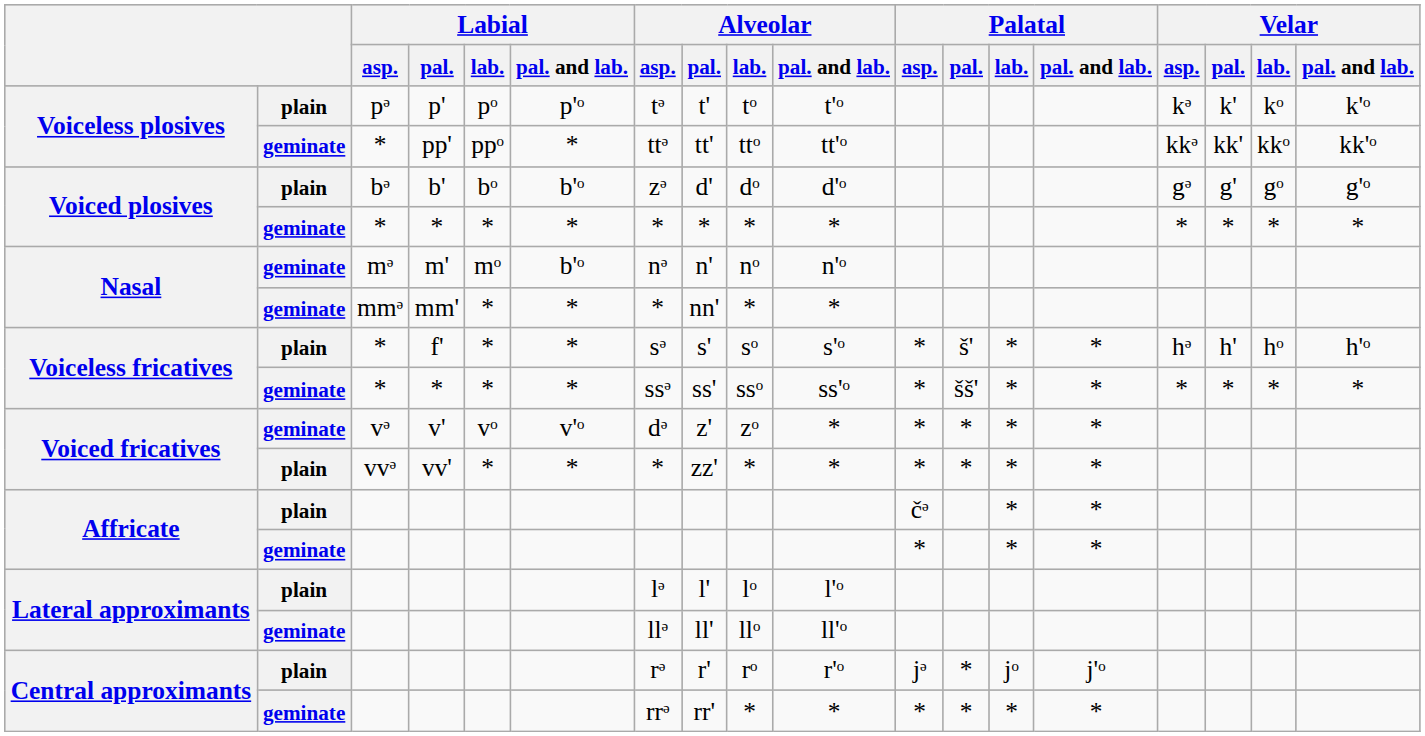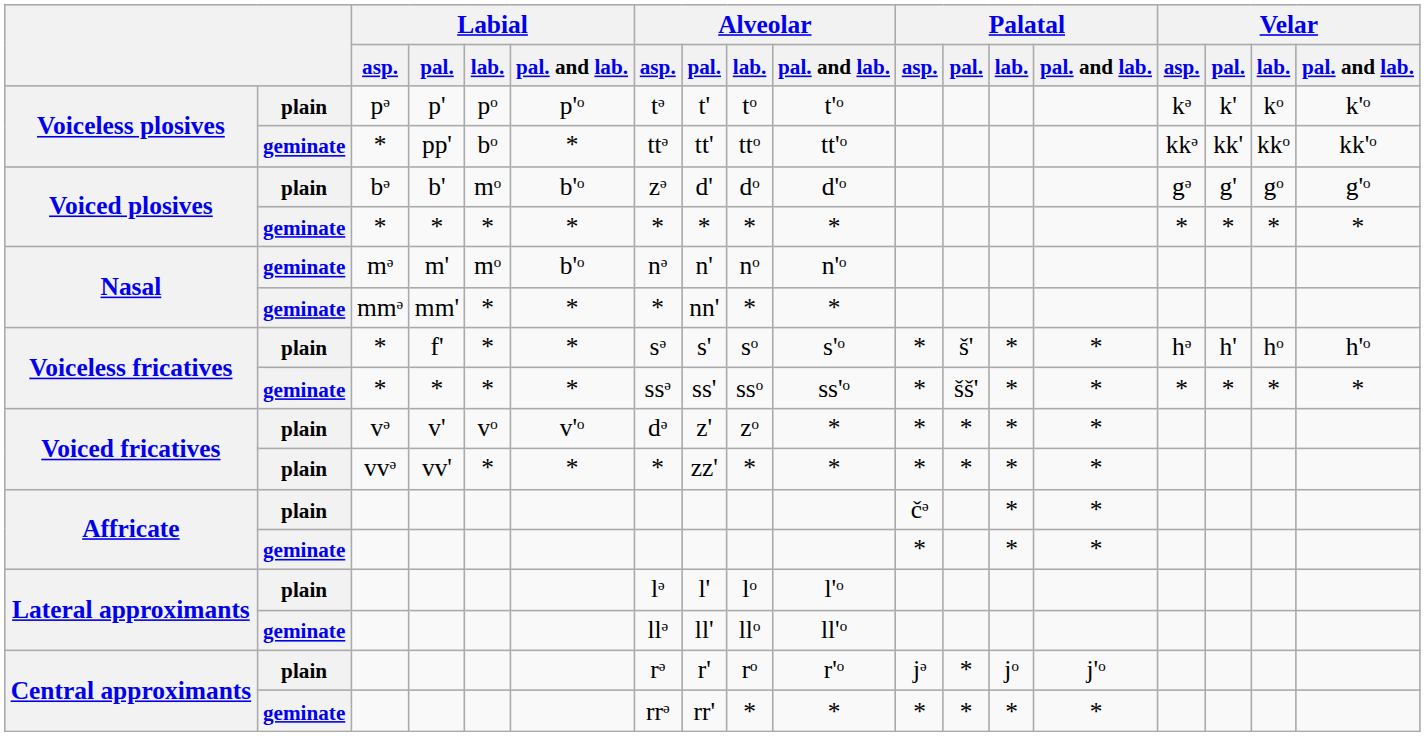(488, 145) ppᵒ -> (488, 145) bᵒ
(488, 186) bᵒ -> (488, 186) mᵒ
(304, 429) geminate -> (304, 429) plain
